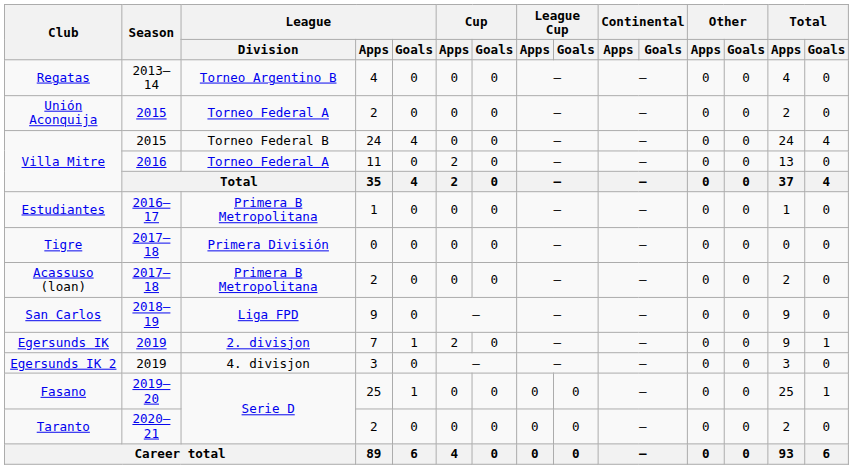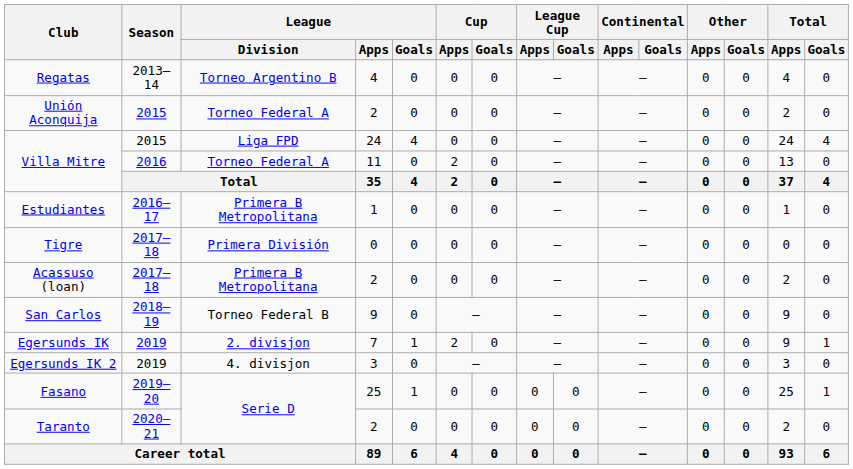(268, 141) Torneo Federal B -> (268, 141) Liga FPD
(268, 315) Liga FPD -> (268, 315) Torneo Federal B
